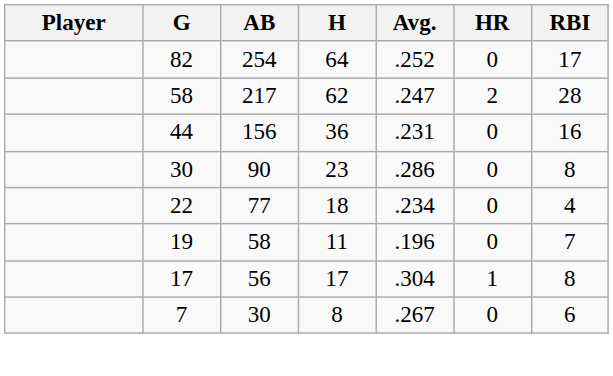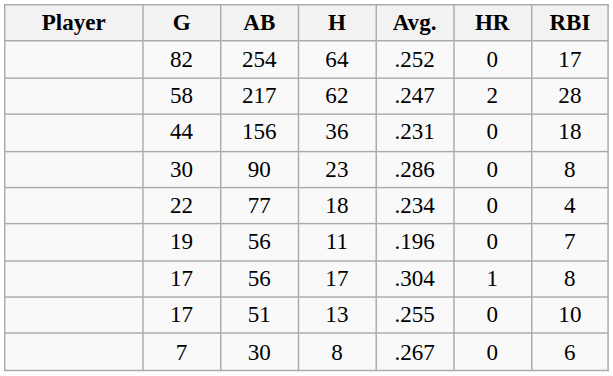(570, 132) 16 -> (570, 132) 18
(259, 242) 58 -> (259, 242) 56
+ row: (337, 315)
